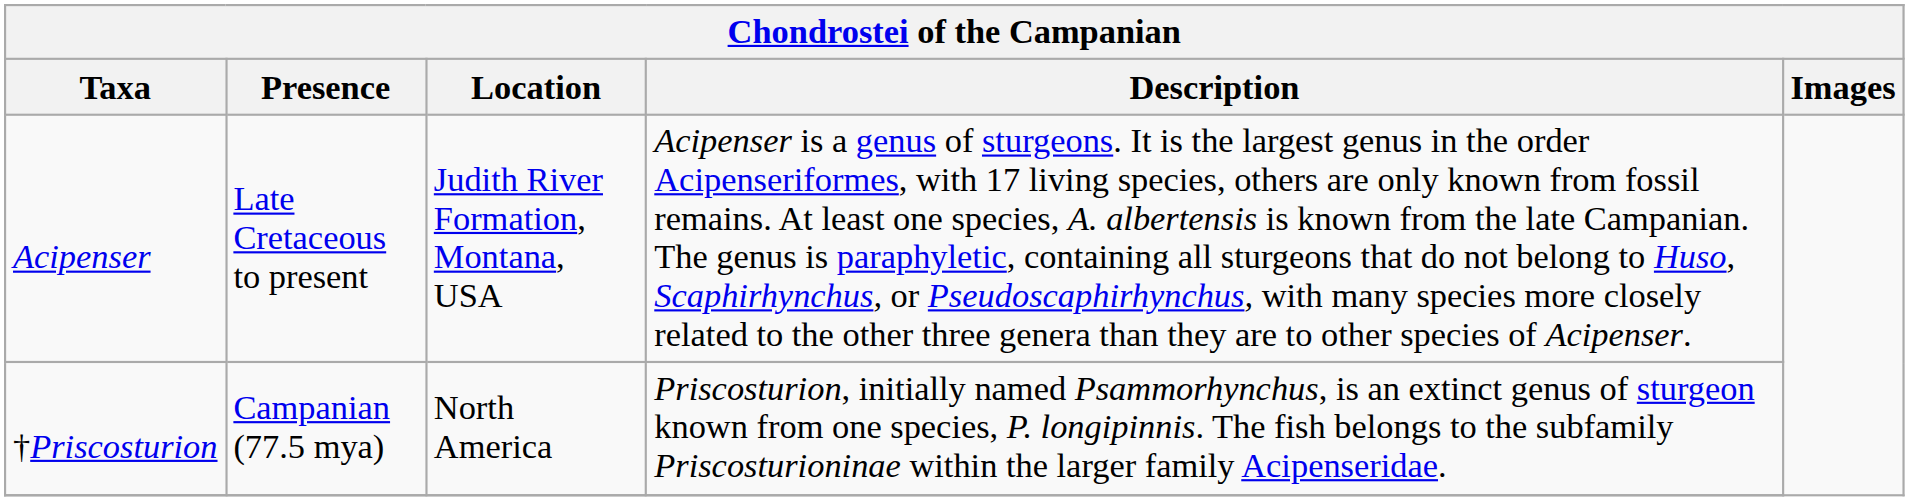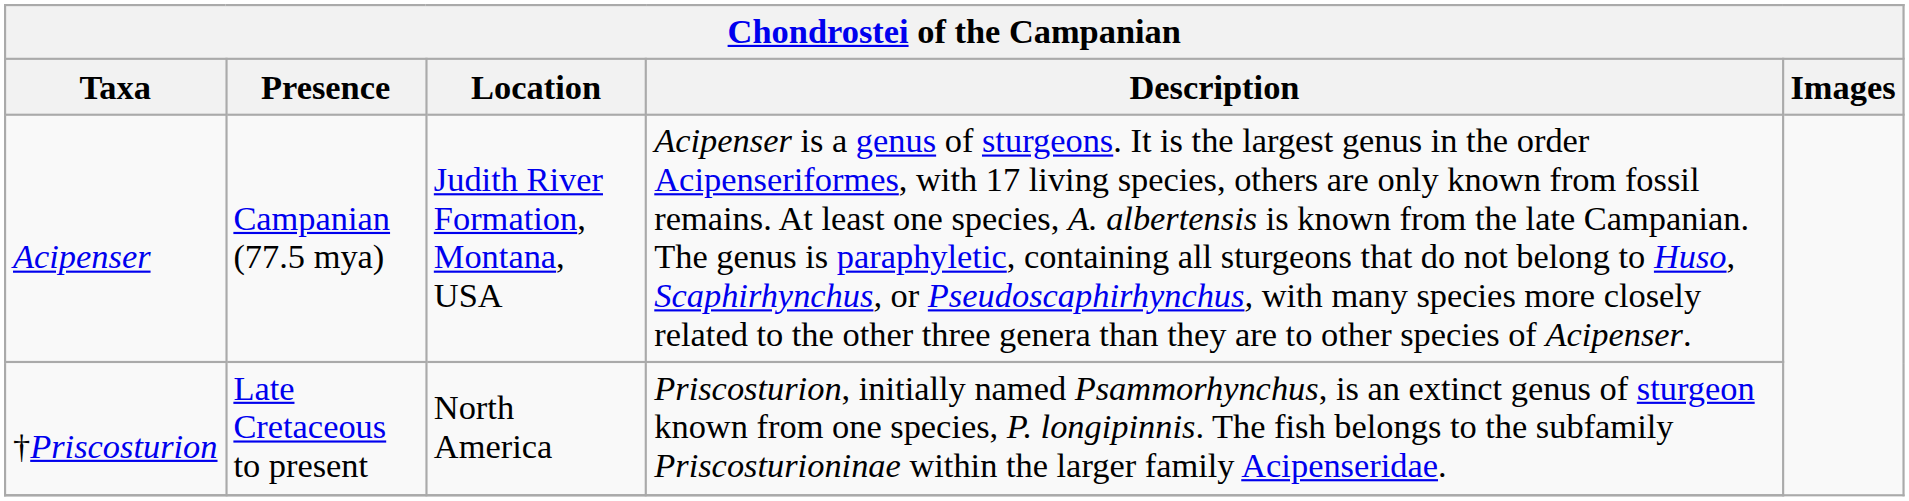(310, 237) Late Cretaceous to present -> (312, 237) Campanian (77.5 mya)
(312, 427) Campanian (77.5 mya) -> (310, 427) Late Cretaceous to present
